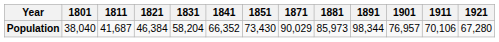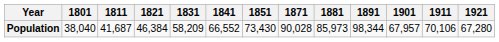(188, 28) 58,204 -> (188, 28) 58,209
(224, 28) 66,352 -> (224, 28) 66,552
(296, 28) 90,029 -> (296, 28) 90,028
(404, 28) 76,957 -> (404, 28) 67,957
